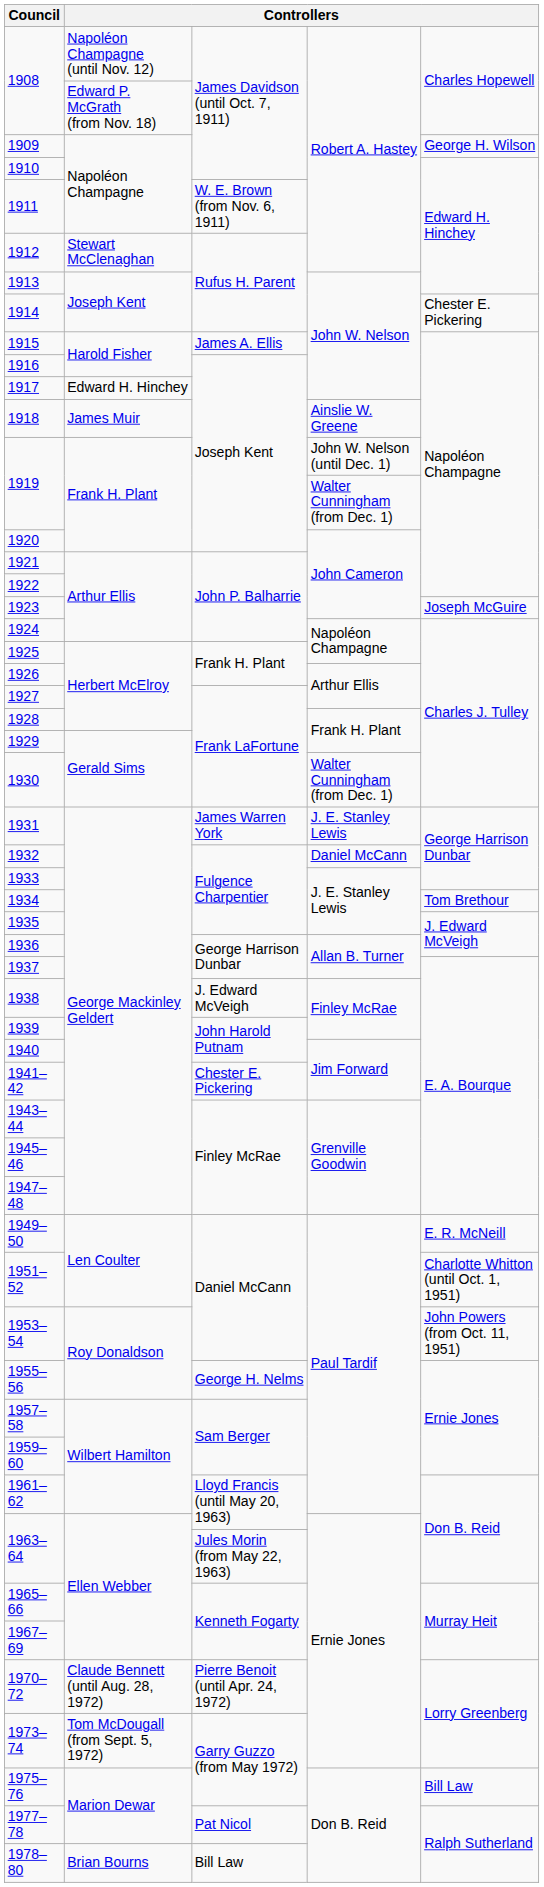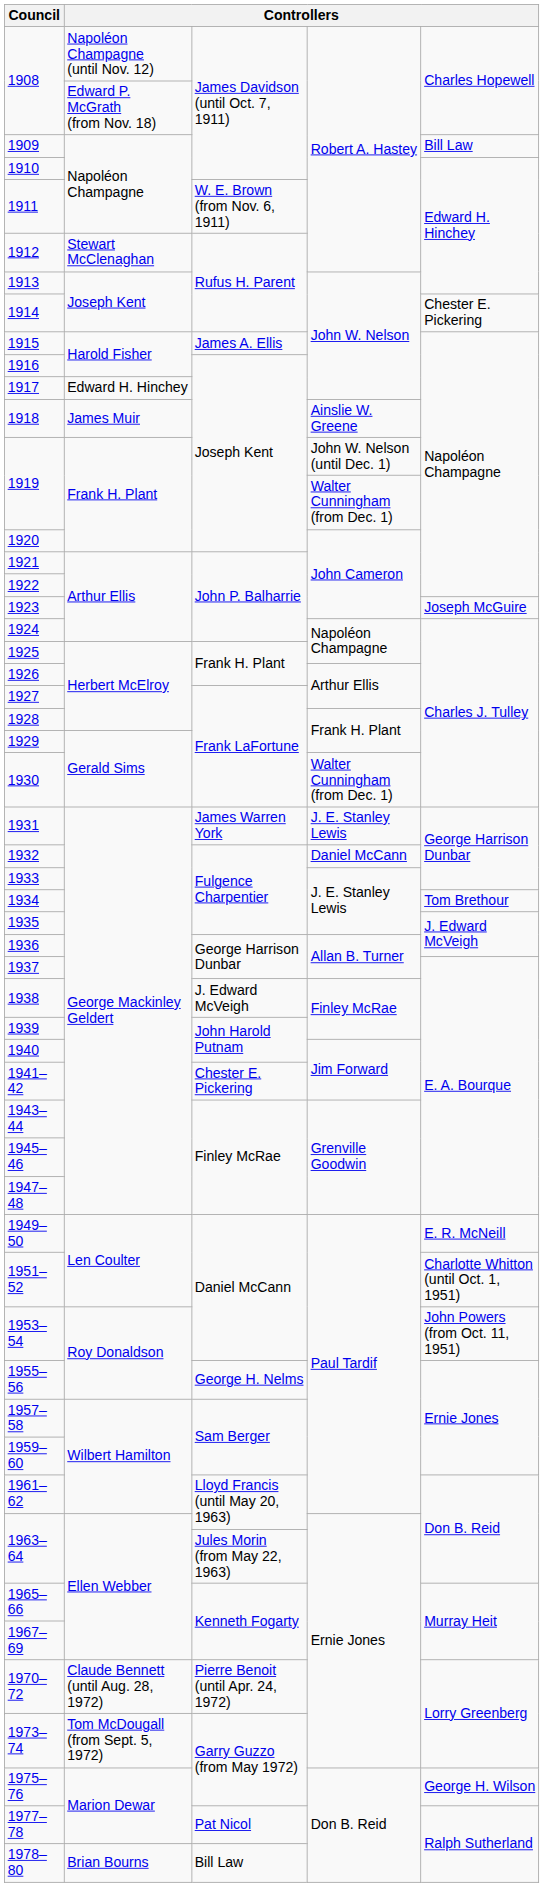(480, 146) George H. Wilson -> (448, 146) Bill Law
(448, 1786) Bill Law -> (480, 1786) George H. Wilson
